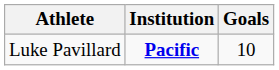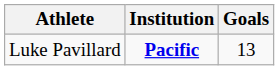(246, 49) 10 -> (246, 49) 13
